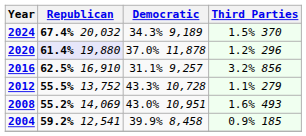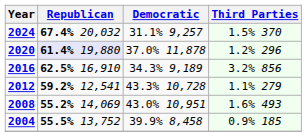(166, 32) 34.3% 9,189 -> (166, 32) 31.1% 9,257
(166, 68) 31.1% 9,257 -> (166, 68) 34.3% 9,189
(80, 86) 55.5% 13,752 -> (80, 86) 59.2% 12,541
(80, 122) 59.2% 12,541 -> (80, 122) 55.5% 13,752
